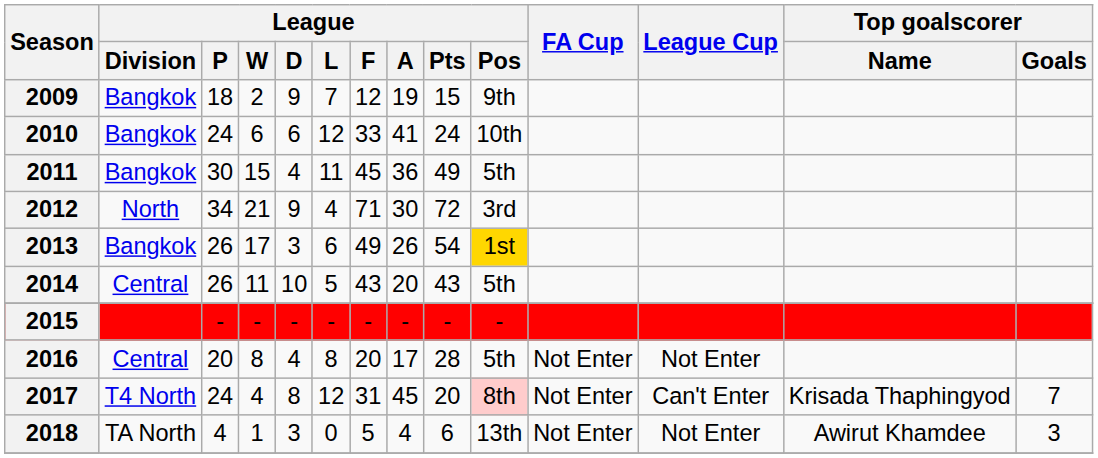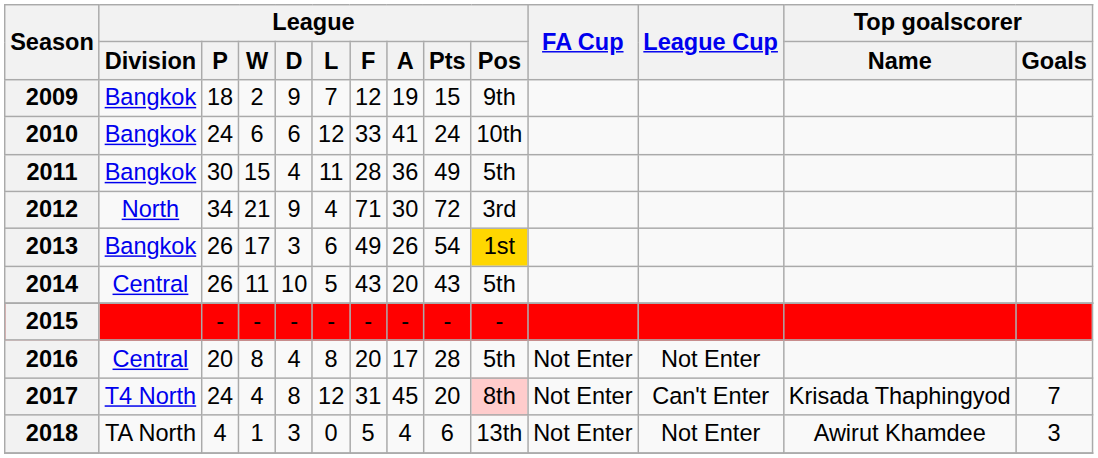(368, 172) 45 -> (368, 172) 28
